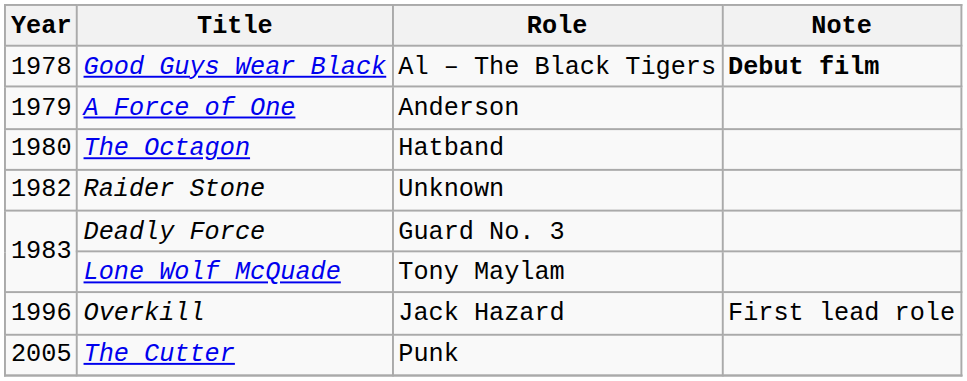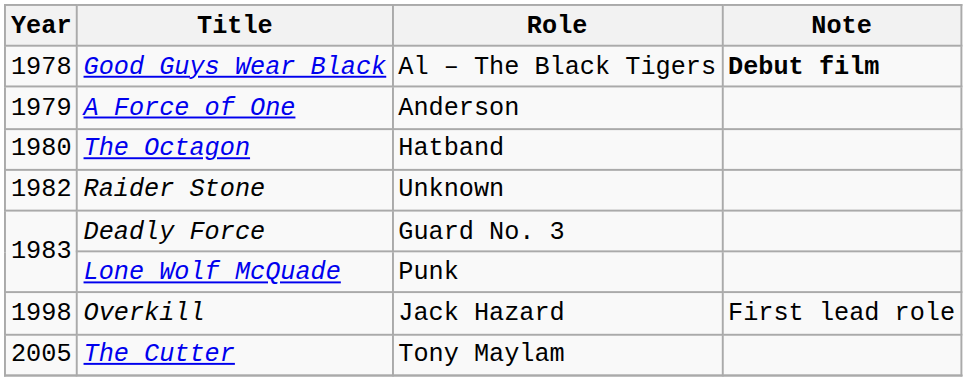(481, 272) Tony Maylam -> (429, 272) Punk
(41, 313) 1996 -> (41, 313) 1998
(429, 354) Punk -> (481, 354) Tony Maylam
